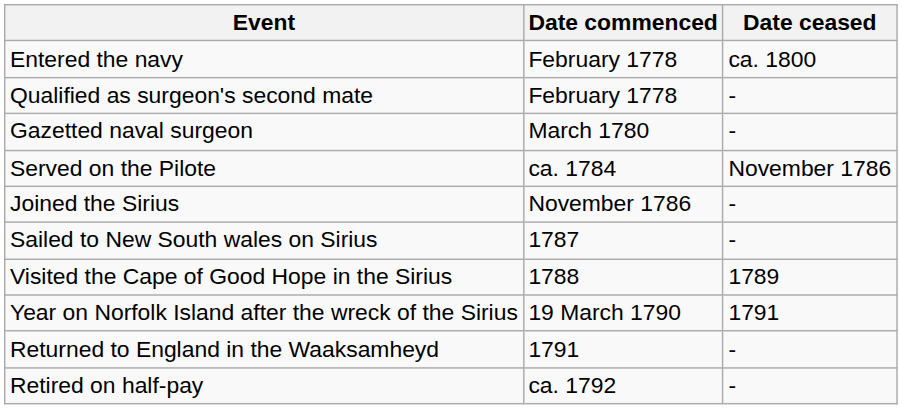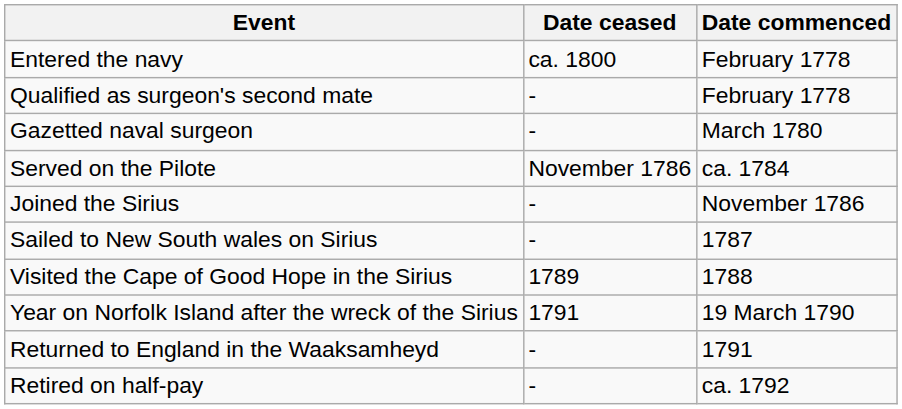columns swapped: (623, 22) <-> (810, 22)
